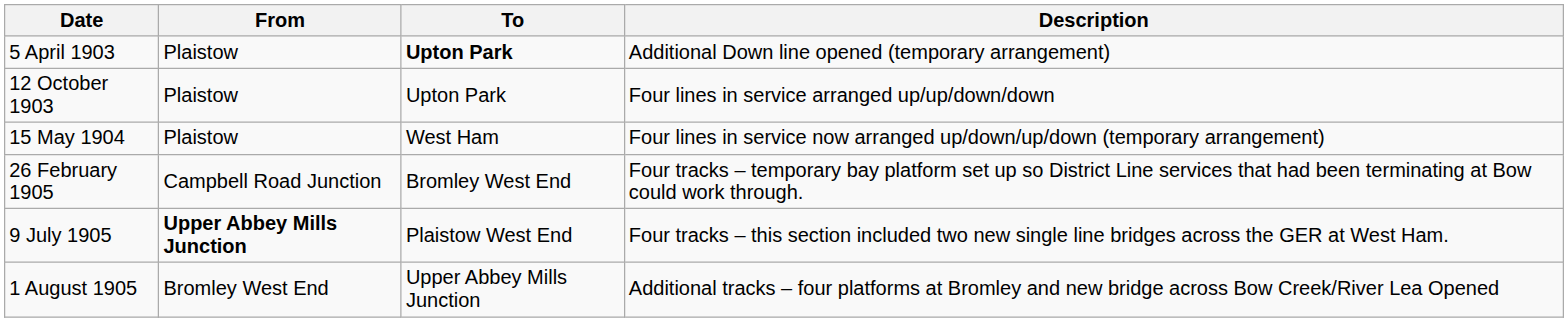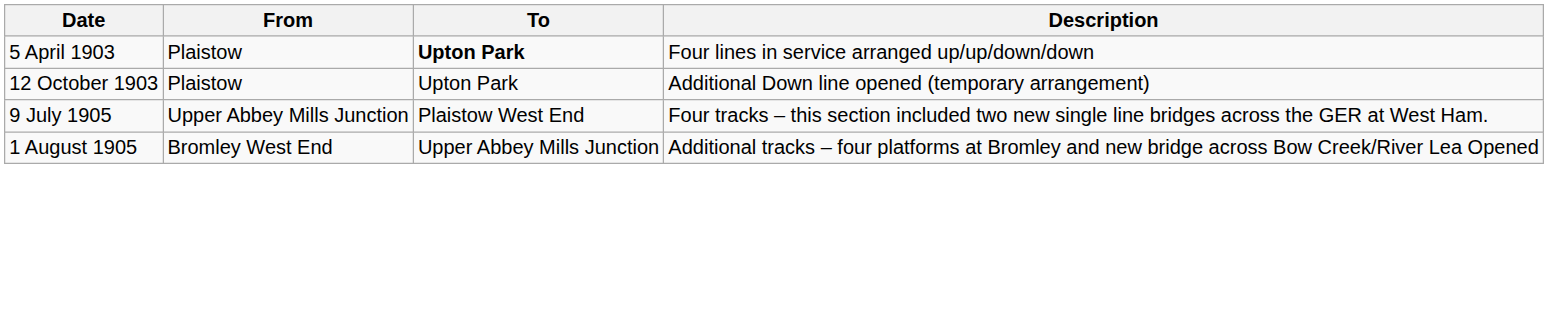(869, 52) Additional Down line opened (temporary arrangement) -> (881, 52) Four lines in service arranged up/up/down/down
(842, 95) Four lines in service arranged up/up/down/down -> (909, 83) Additional Down line opened (temporary arrangement)
- row: (67, 138)
- row: (63, 180)
(250, 235) bold -> (288, 115) normal
